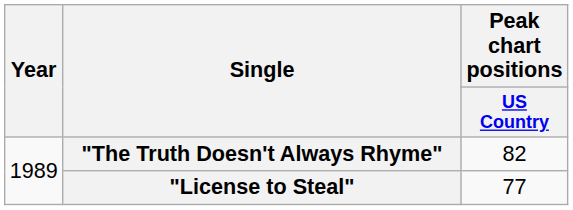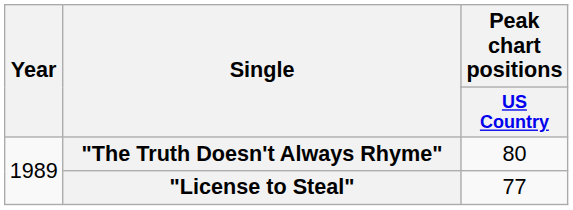(514, 153) 82 -> (514, 153) 80
